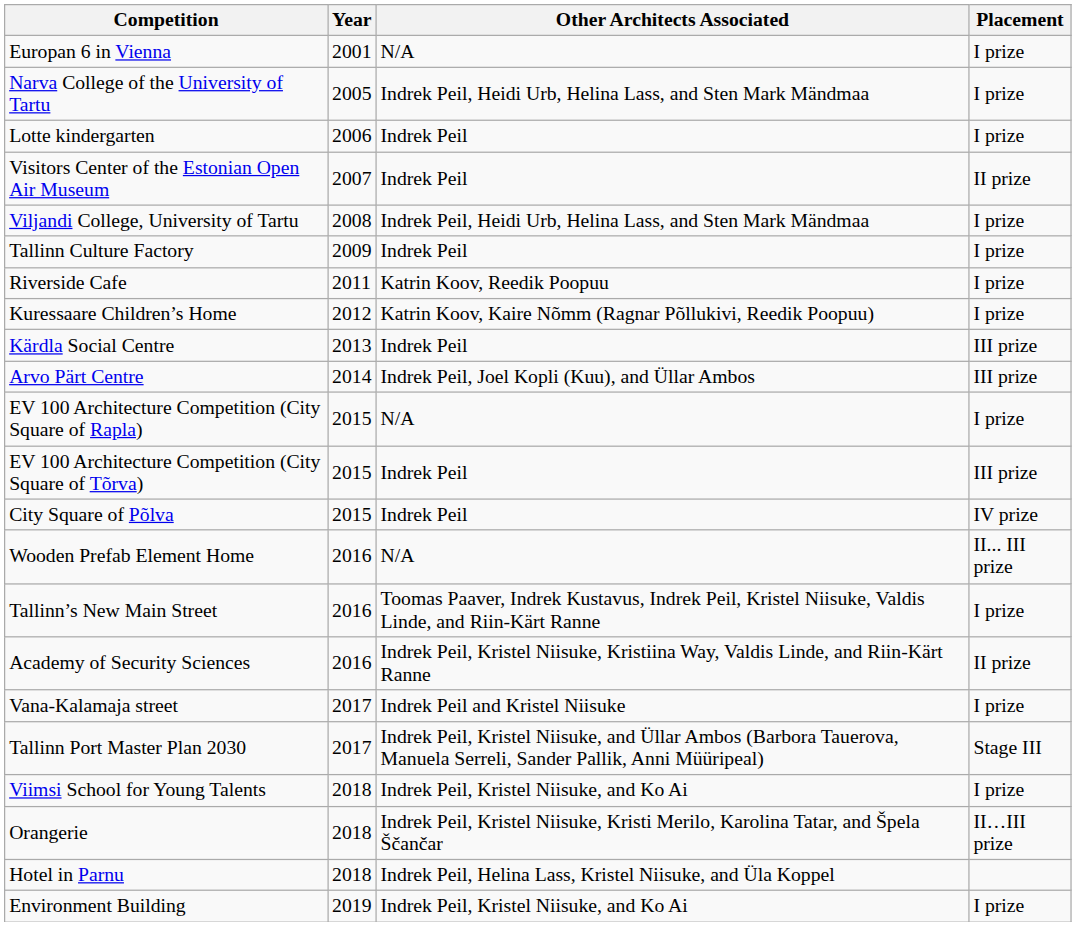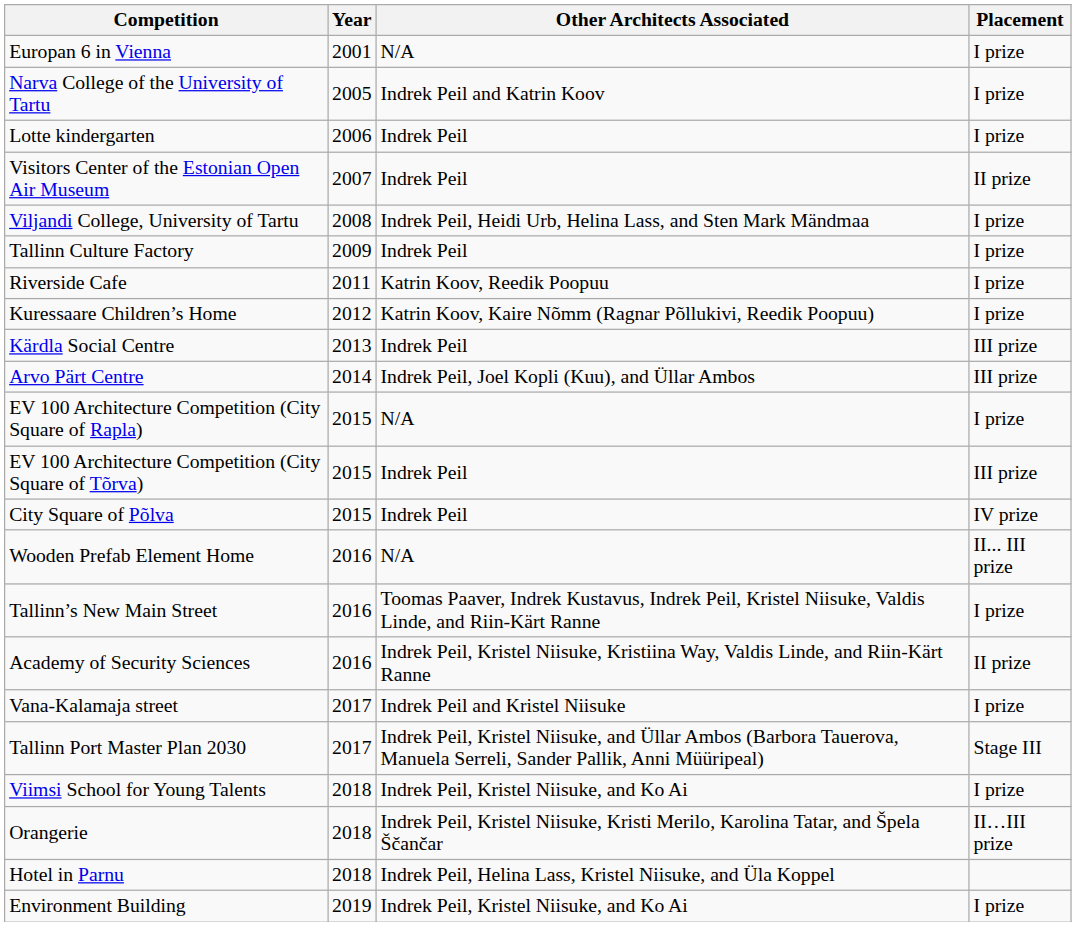(625, 93) Indrek Peil, Heidi Urb, Helina Lass, and Sten Mark Mändmaa -> (493, 93) Indrek Peil and Katrin Koov
